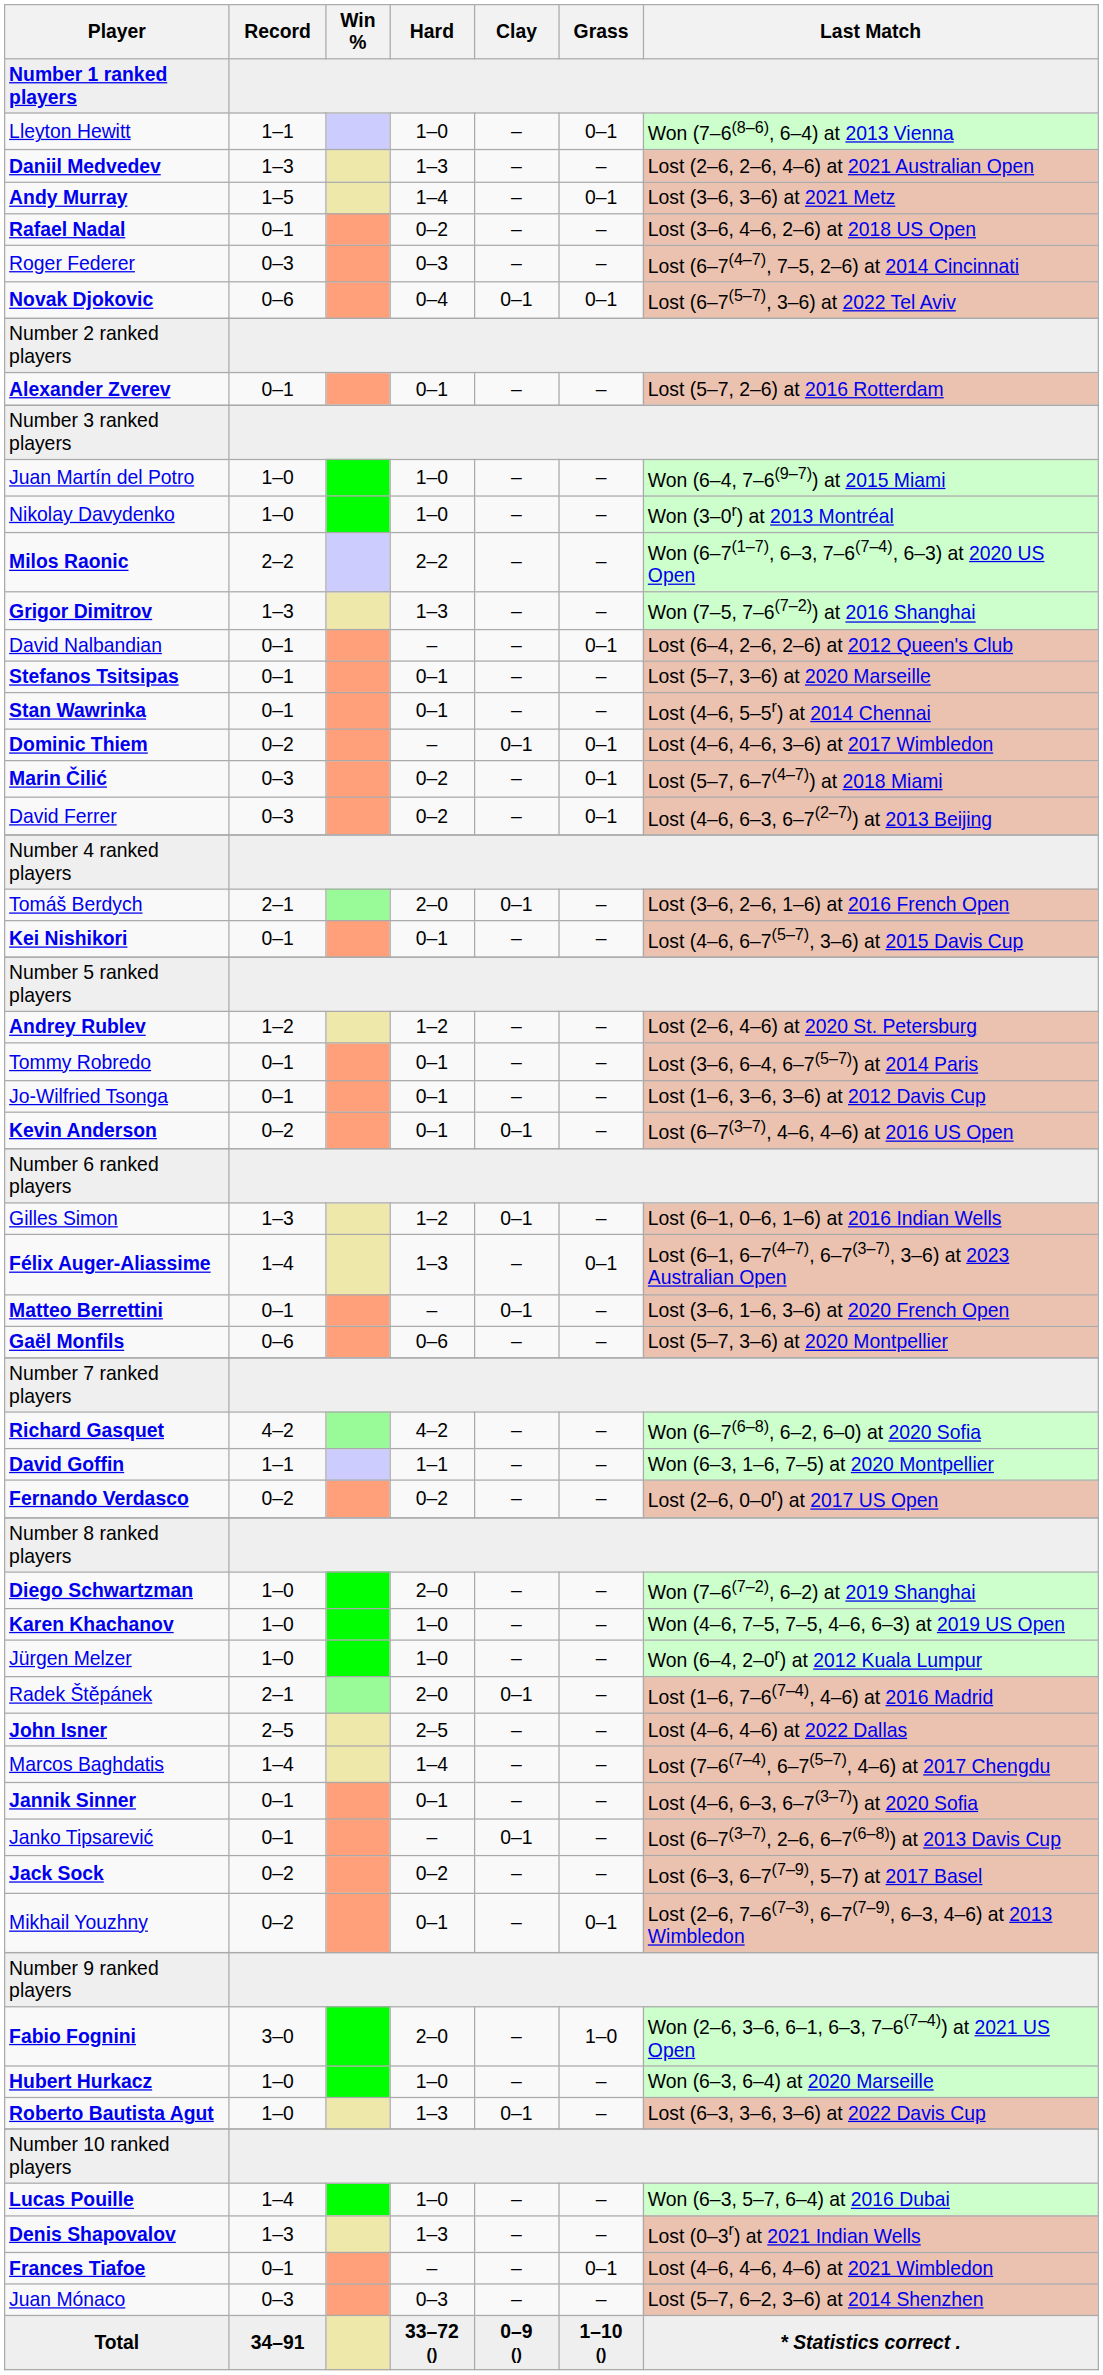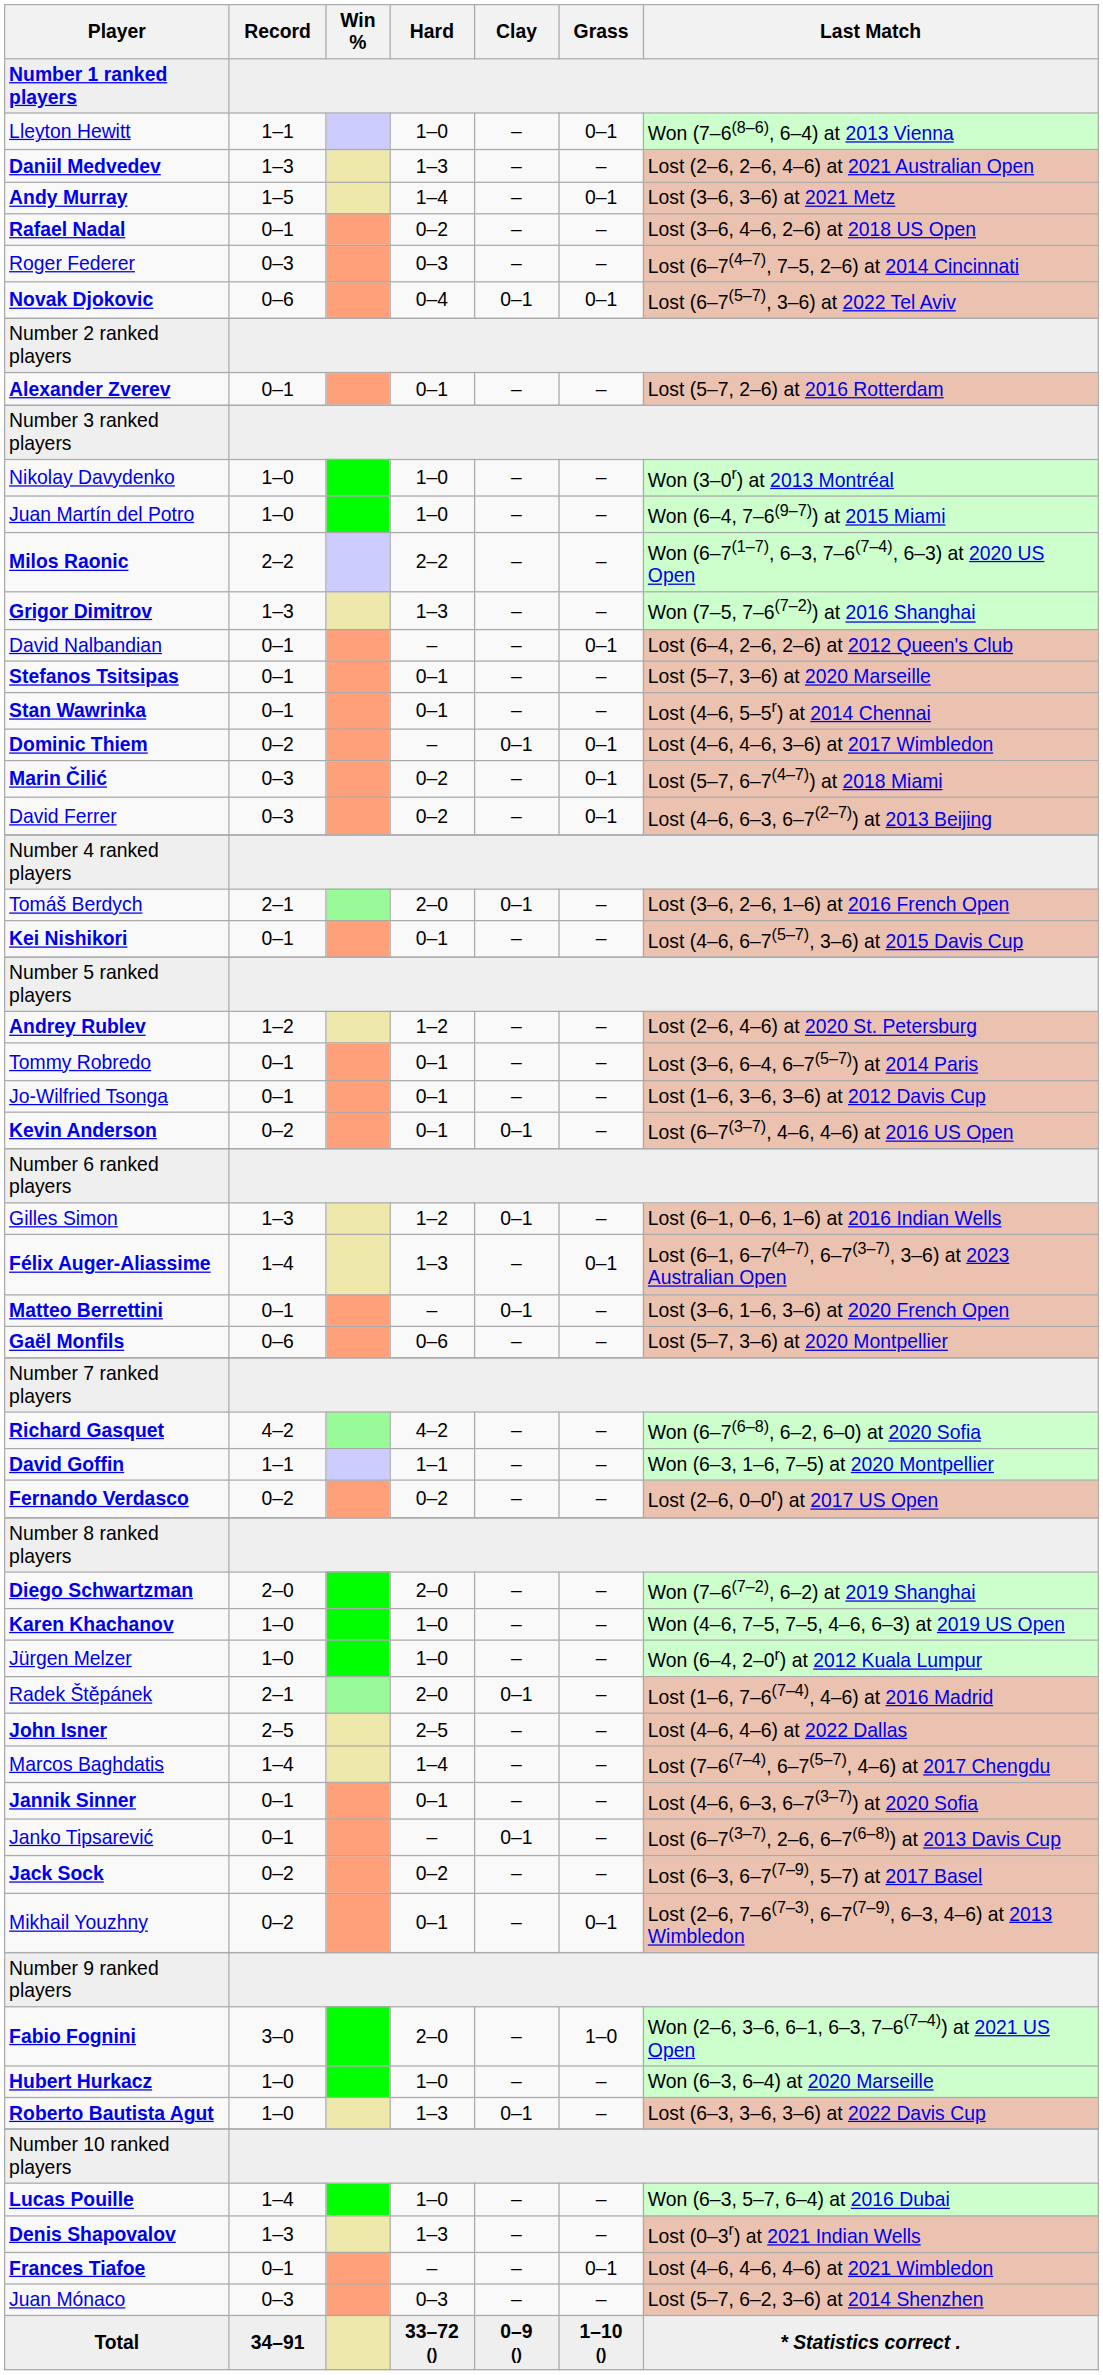rows swapped: (92, 514) <-> (102, 477)
(278, 1590) 1–0 -> (278, 1590) 2–0
